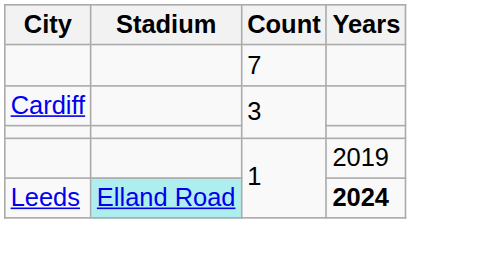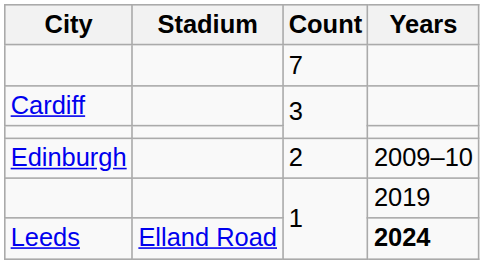+ row: (69, 157)
(166, 197) paleturquoise background -> (208, 238) no background
